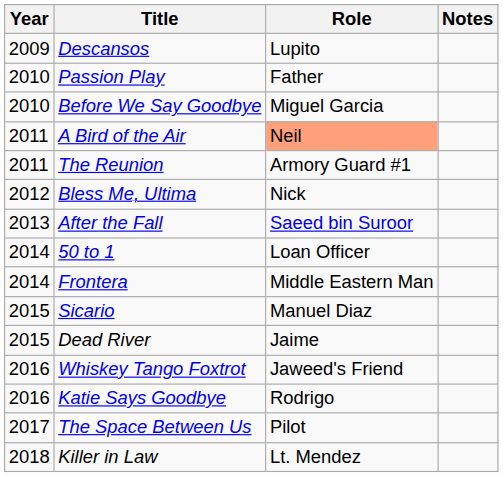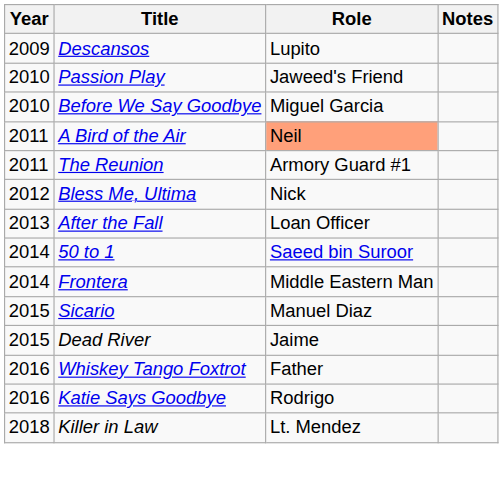(297, 77) Father -> (337, 77) Jaweed's Friend
(342, 223) Saeed bin Suroor -> (320, 223) Loan Officer
(320, 252) Loan Officer -> (342, 252) Saeed bin Suroor
(337, 369) Jaweed's Friend -> (297, 369) Father
- row: (155, 427)
